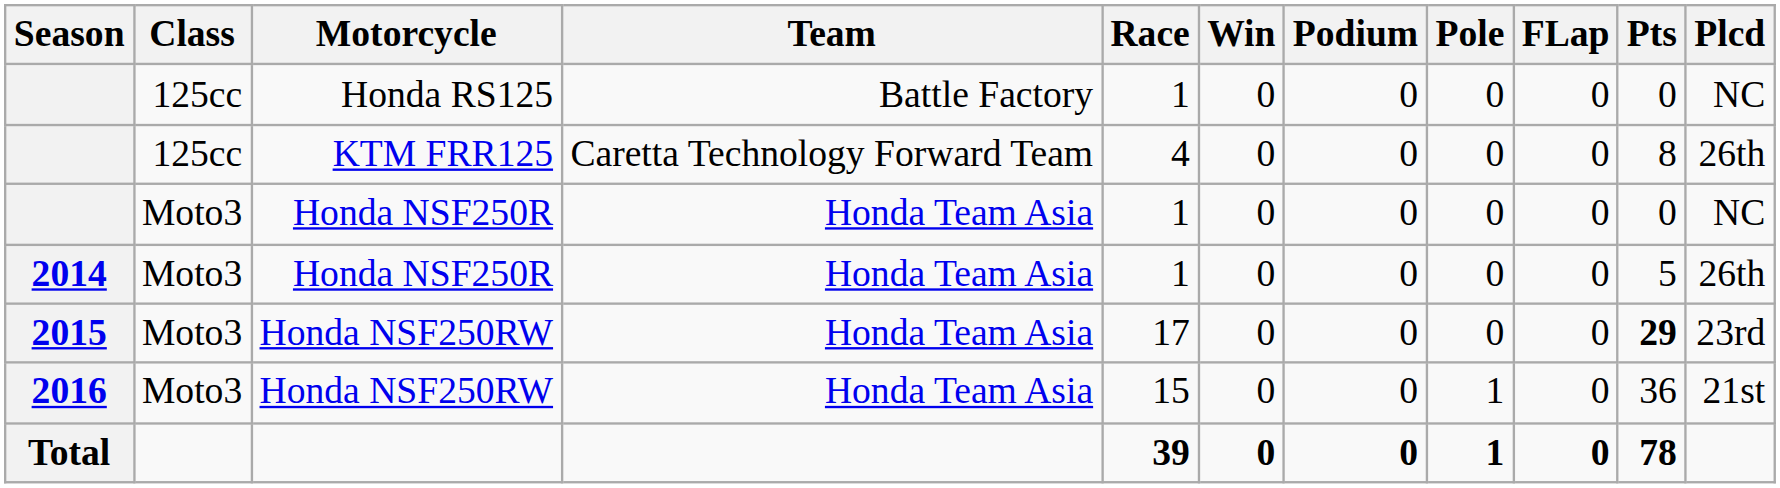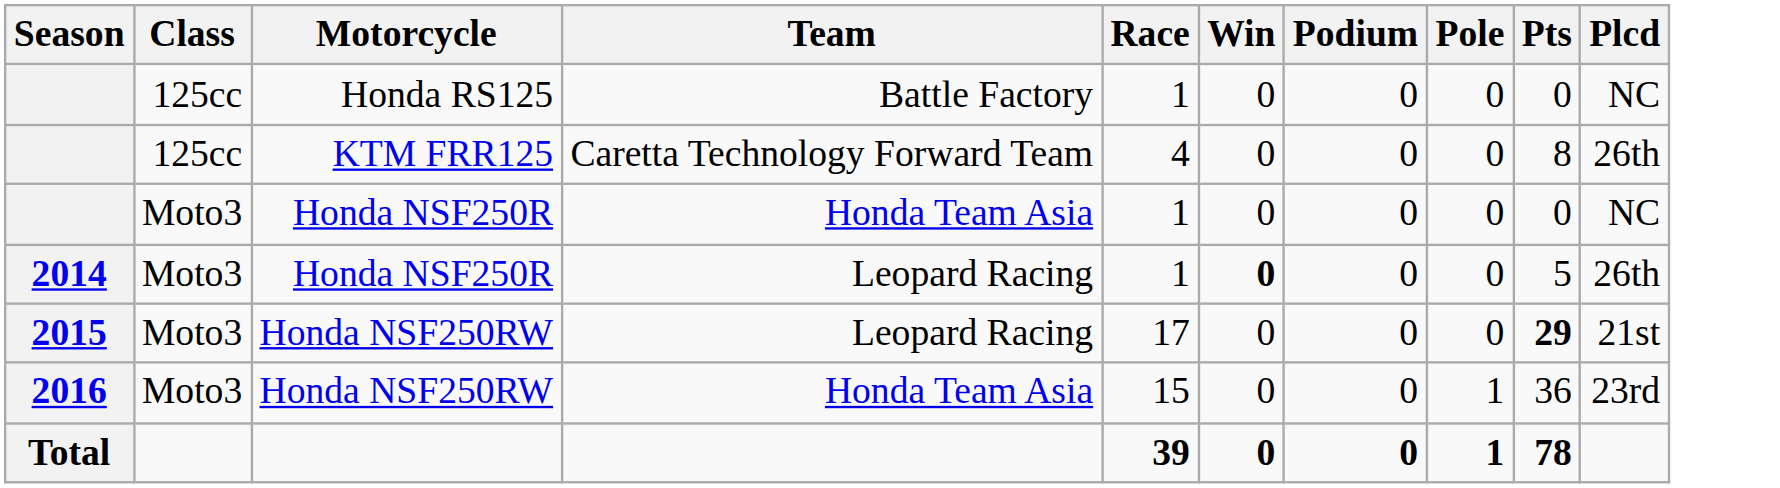- column: (1566, 34)
(959, 272) Honda Team Asia -> (973, 272) Leopard Racing
(1266, 272) normal -> (1266, 272) bold
(959, 332) Honda Team Asia -> (973, 332) Leopard Racing
(1731, 332) 23rd -> (1629, 332) 21st
(1734, 392) 21st -> (1626, 392) 23rd
